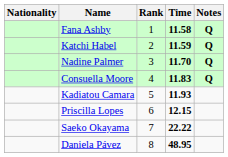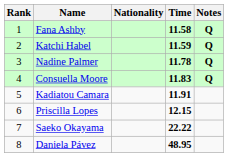columns swapped: (151, 12) <-> (32, 12)
(180, 62) 11.70 -> (180, 62) 11.78
(180, 95) 11.93 -> (180, 95) 11.91
